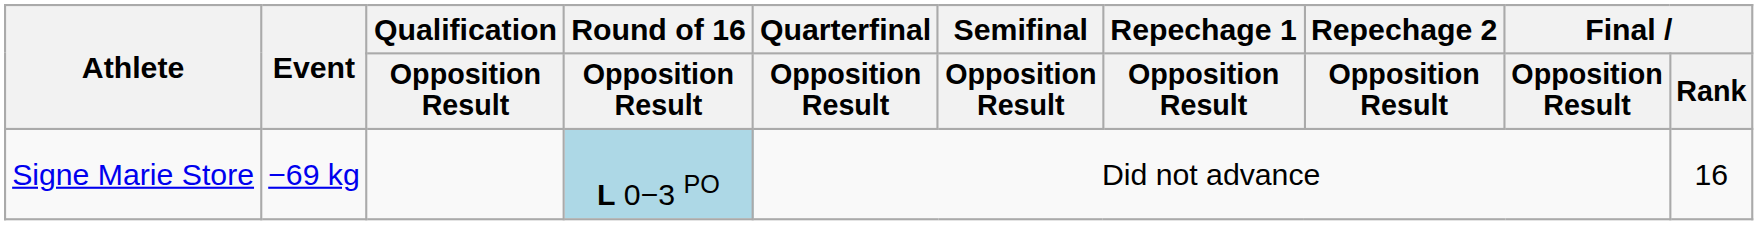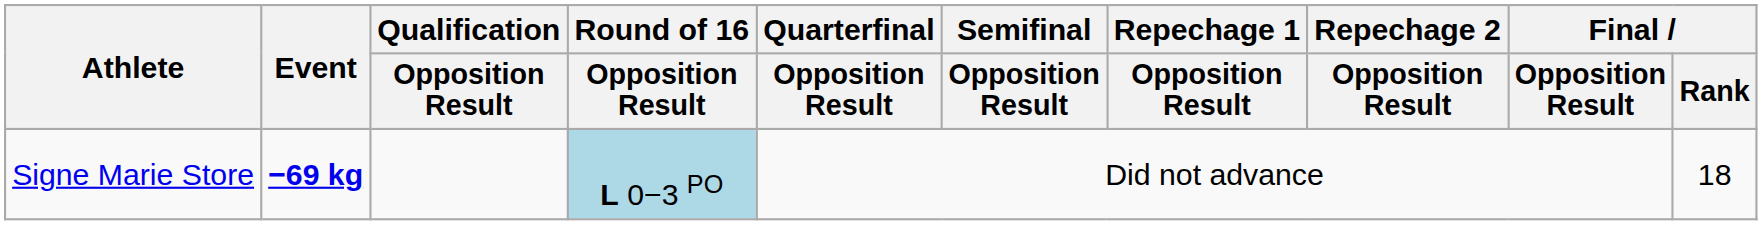(314, 174) normal -> (316, 174) bold
(1711, 174) 16 -> (1715, 174) 18
